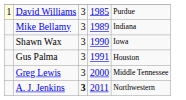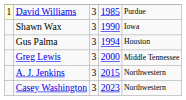- row: (43, 27)
(99, 57) 1991 -> (110, 42) 1994
(83, 88) bold -> (94, 73) normal
(99, 88) 2011 -> (110, 73) 2015
+ row: (51, 88)
